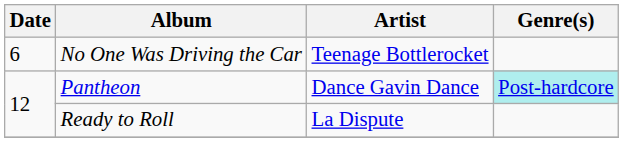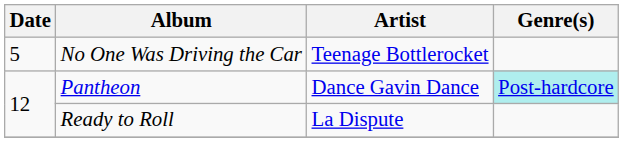(15, 53) 6 -> (15, 53) 5
